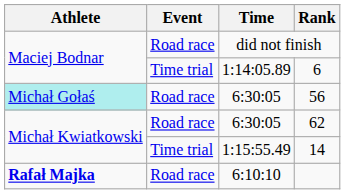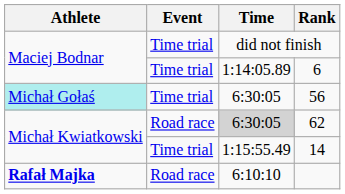(182, 44) Road race -> (182, 44) Time trial
(182, 97) Road race -> (182, 97) Time trial
(256, 123) no background -> (256, 123) lightgrey background
